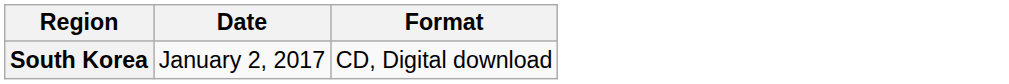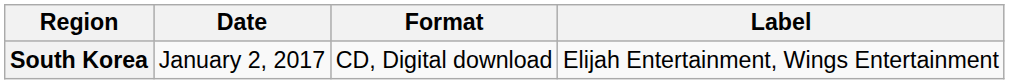+ column: (781, 22)
